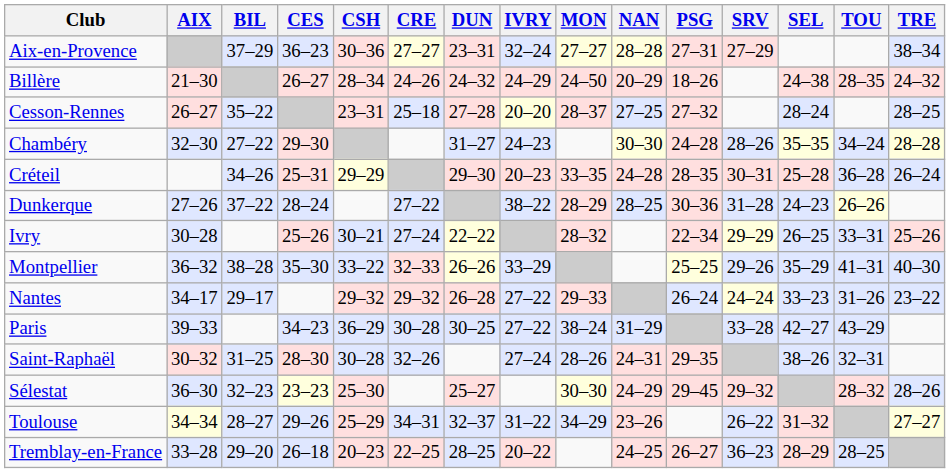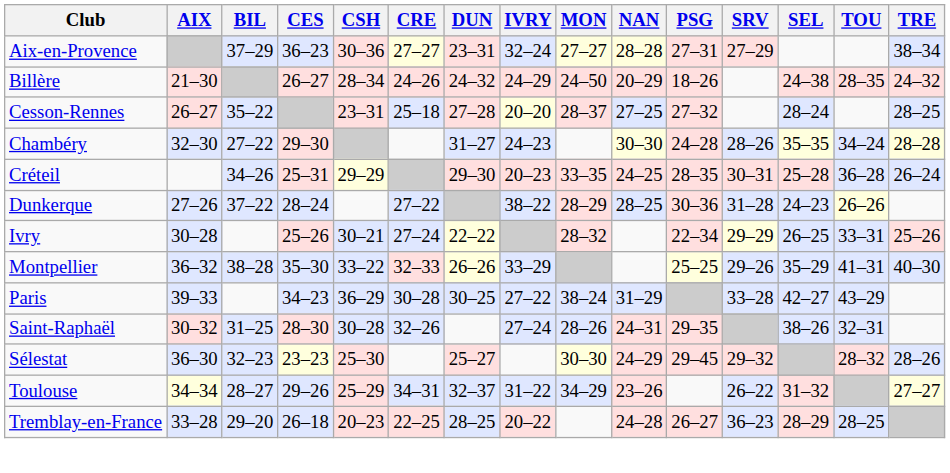(639, 174) 24–28 -> (639, 174) 24–25
- row: (35, 298)
(639, 452) 24–25 -> (639, 421) 24–28
